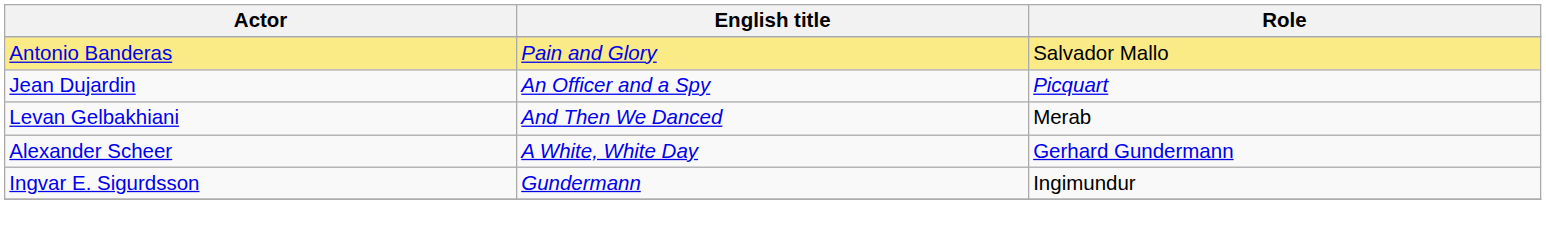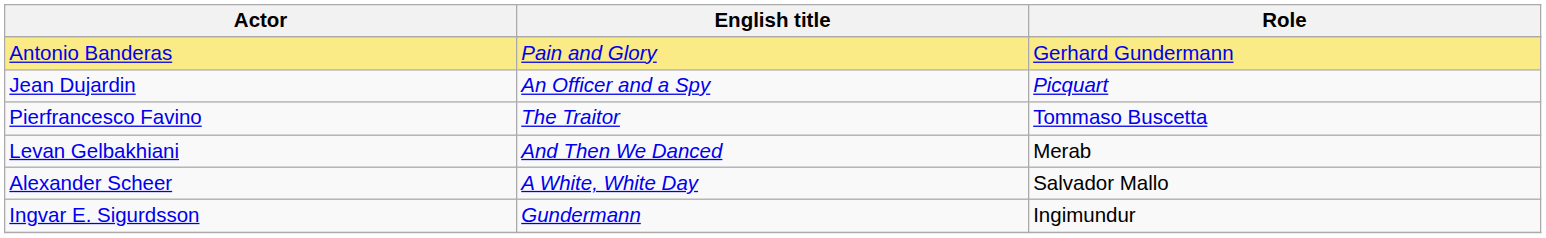(1101, 53) Salvador Mallo -> (1133, 53) Gerhard Gundermann
+ row: (106, 118)
(1133, 150) Gerhard Gundermann -> (1101, 183) Salvador Mallo
